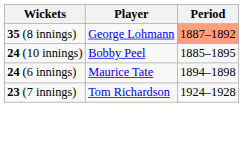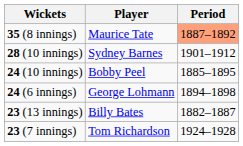(131, 33) George Lohmann -> (121, 33) Maurice Tate
+ row: (45, 53)
(121, 72) Maurice Tate -> (131, 92) George Lohmann
+ row: (45, 111)
